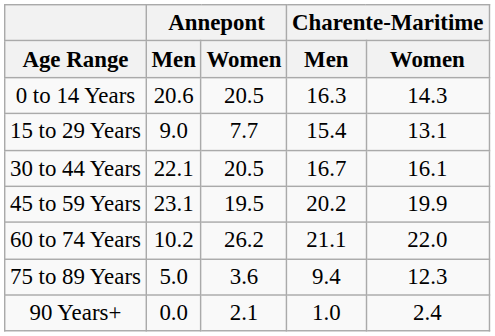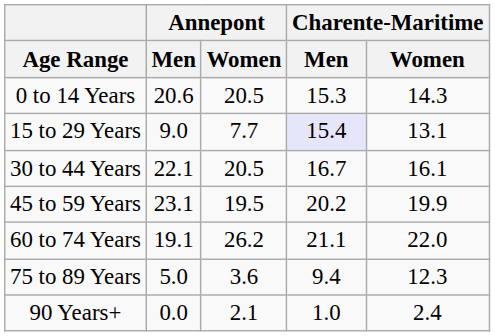(326, 95) 16.3 -> (326, 95) 15.3
(326, 131) no background -> (326, 131) lavender background
(174, 240) 10.2 -> (174, 240) 19.1
